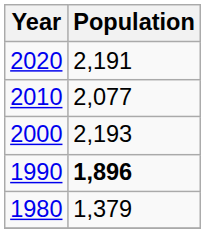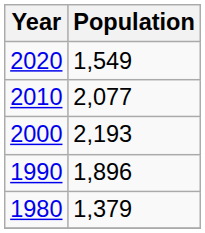(103, 60) 2,191 -> (103, 60) 1,549
(103, 172) bold -> (103, 172) normal
